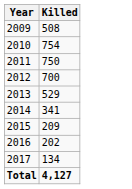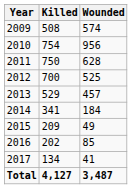+ column: (104, 13)
